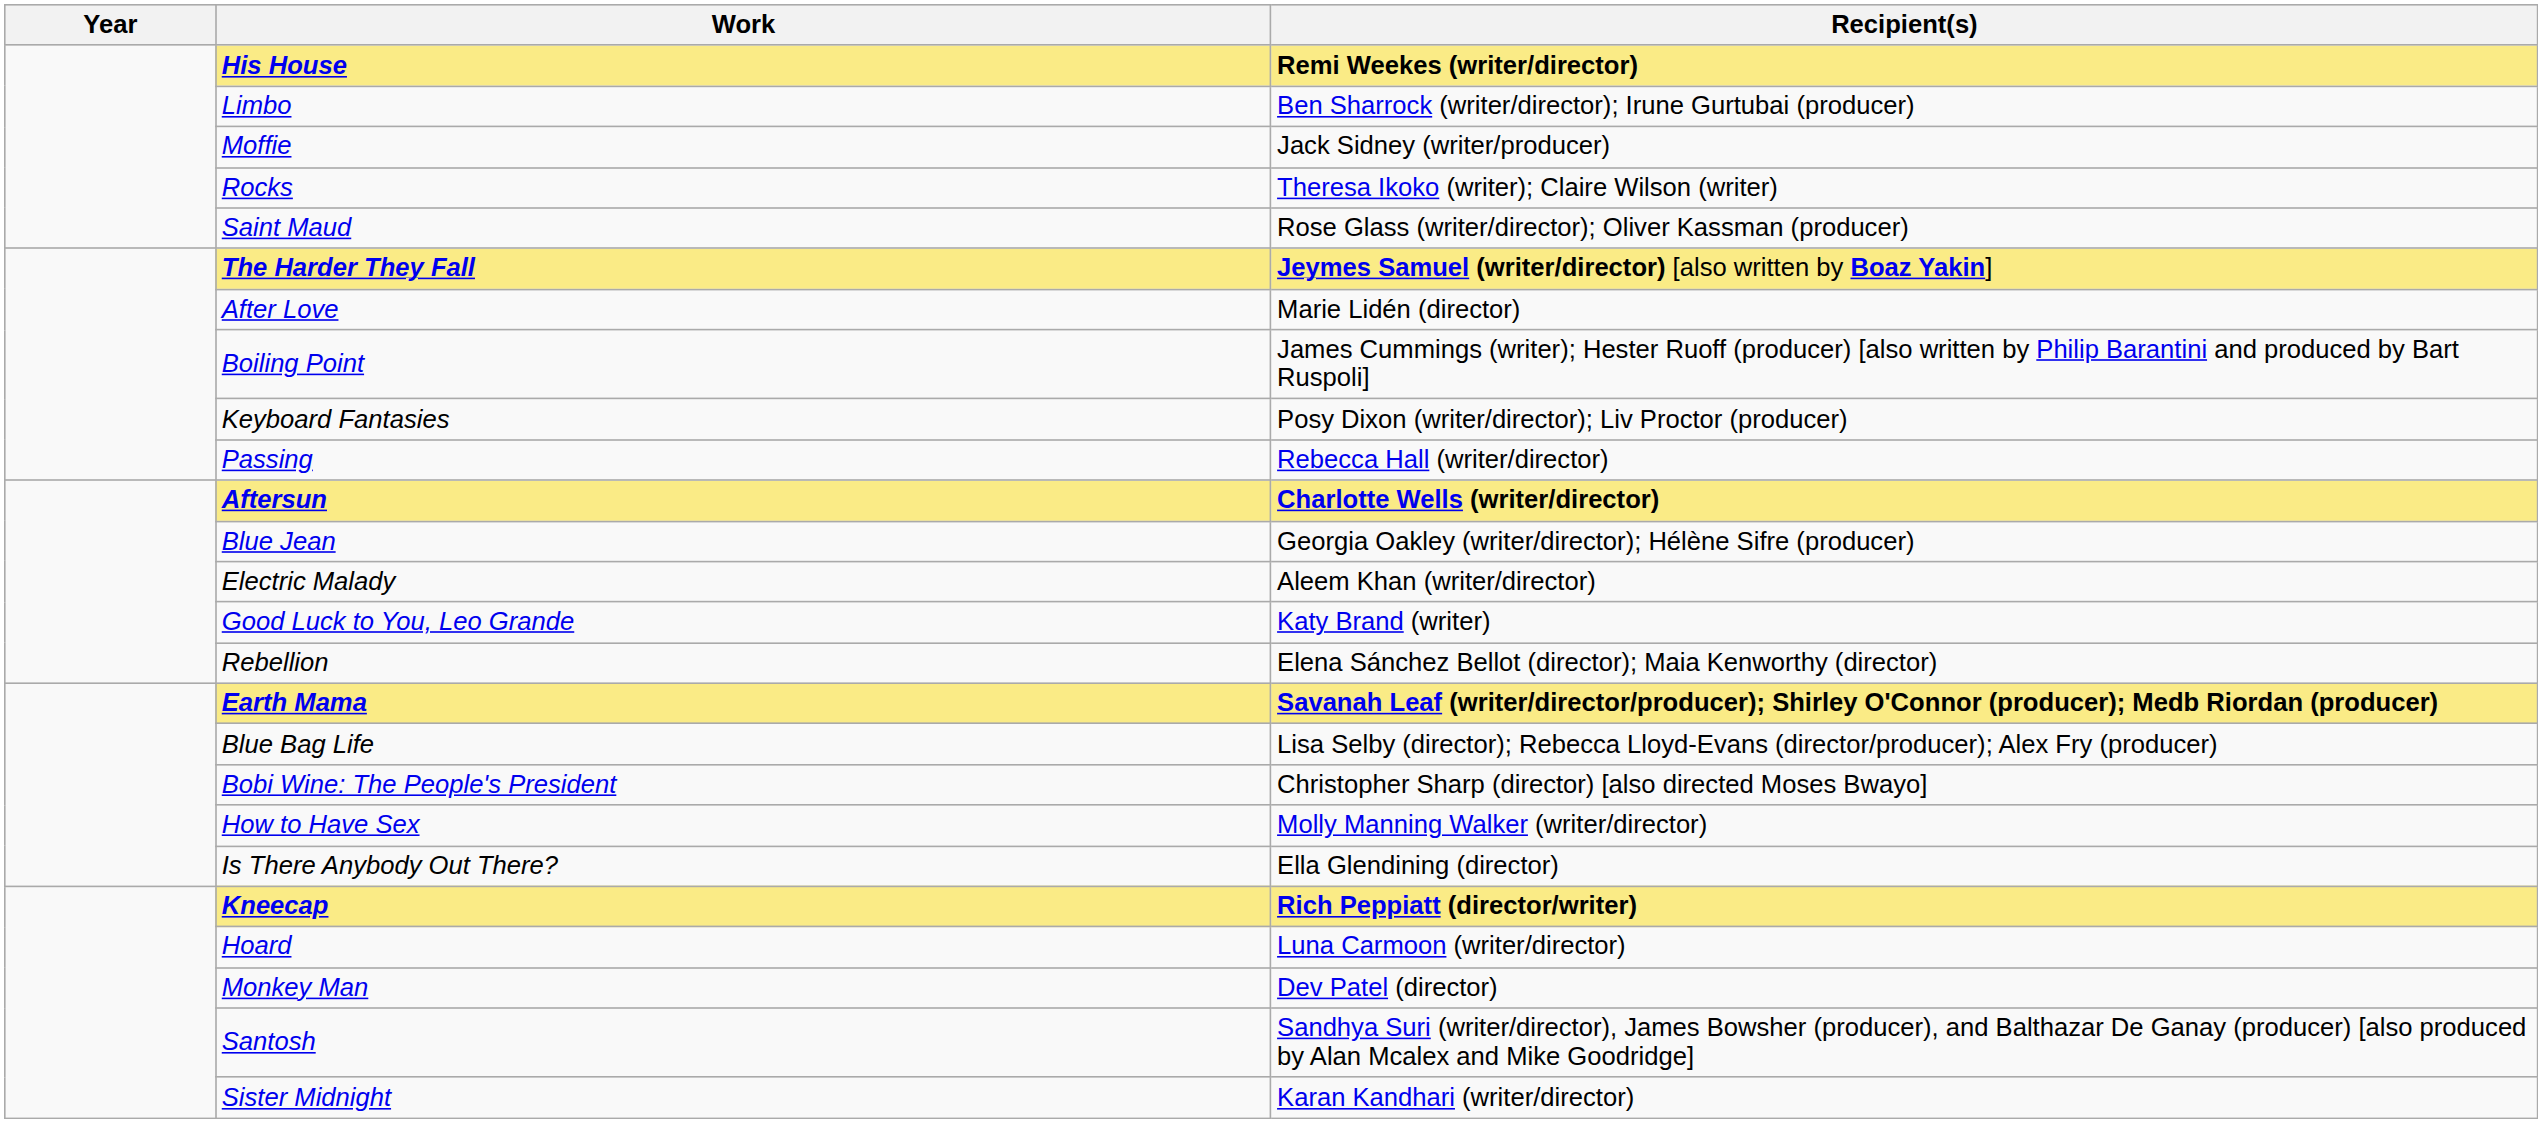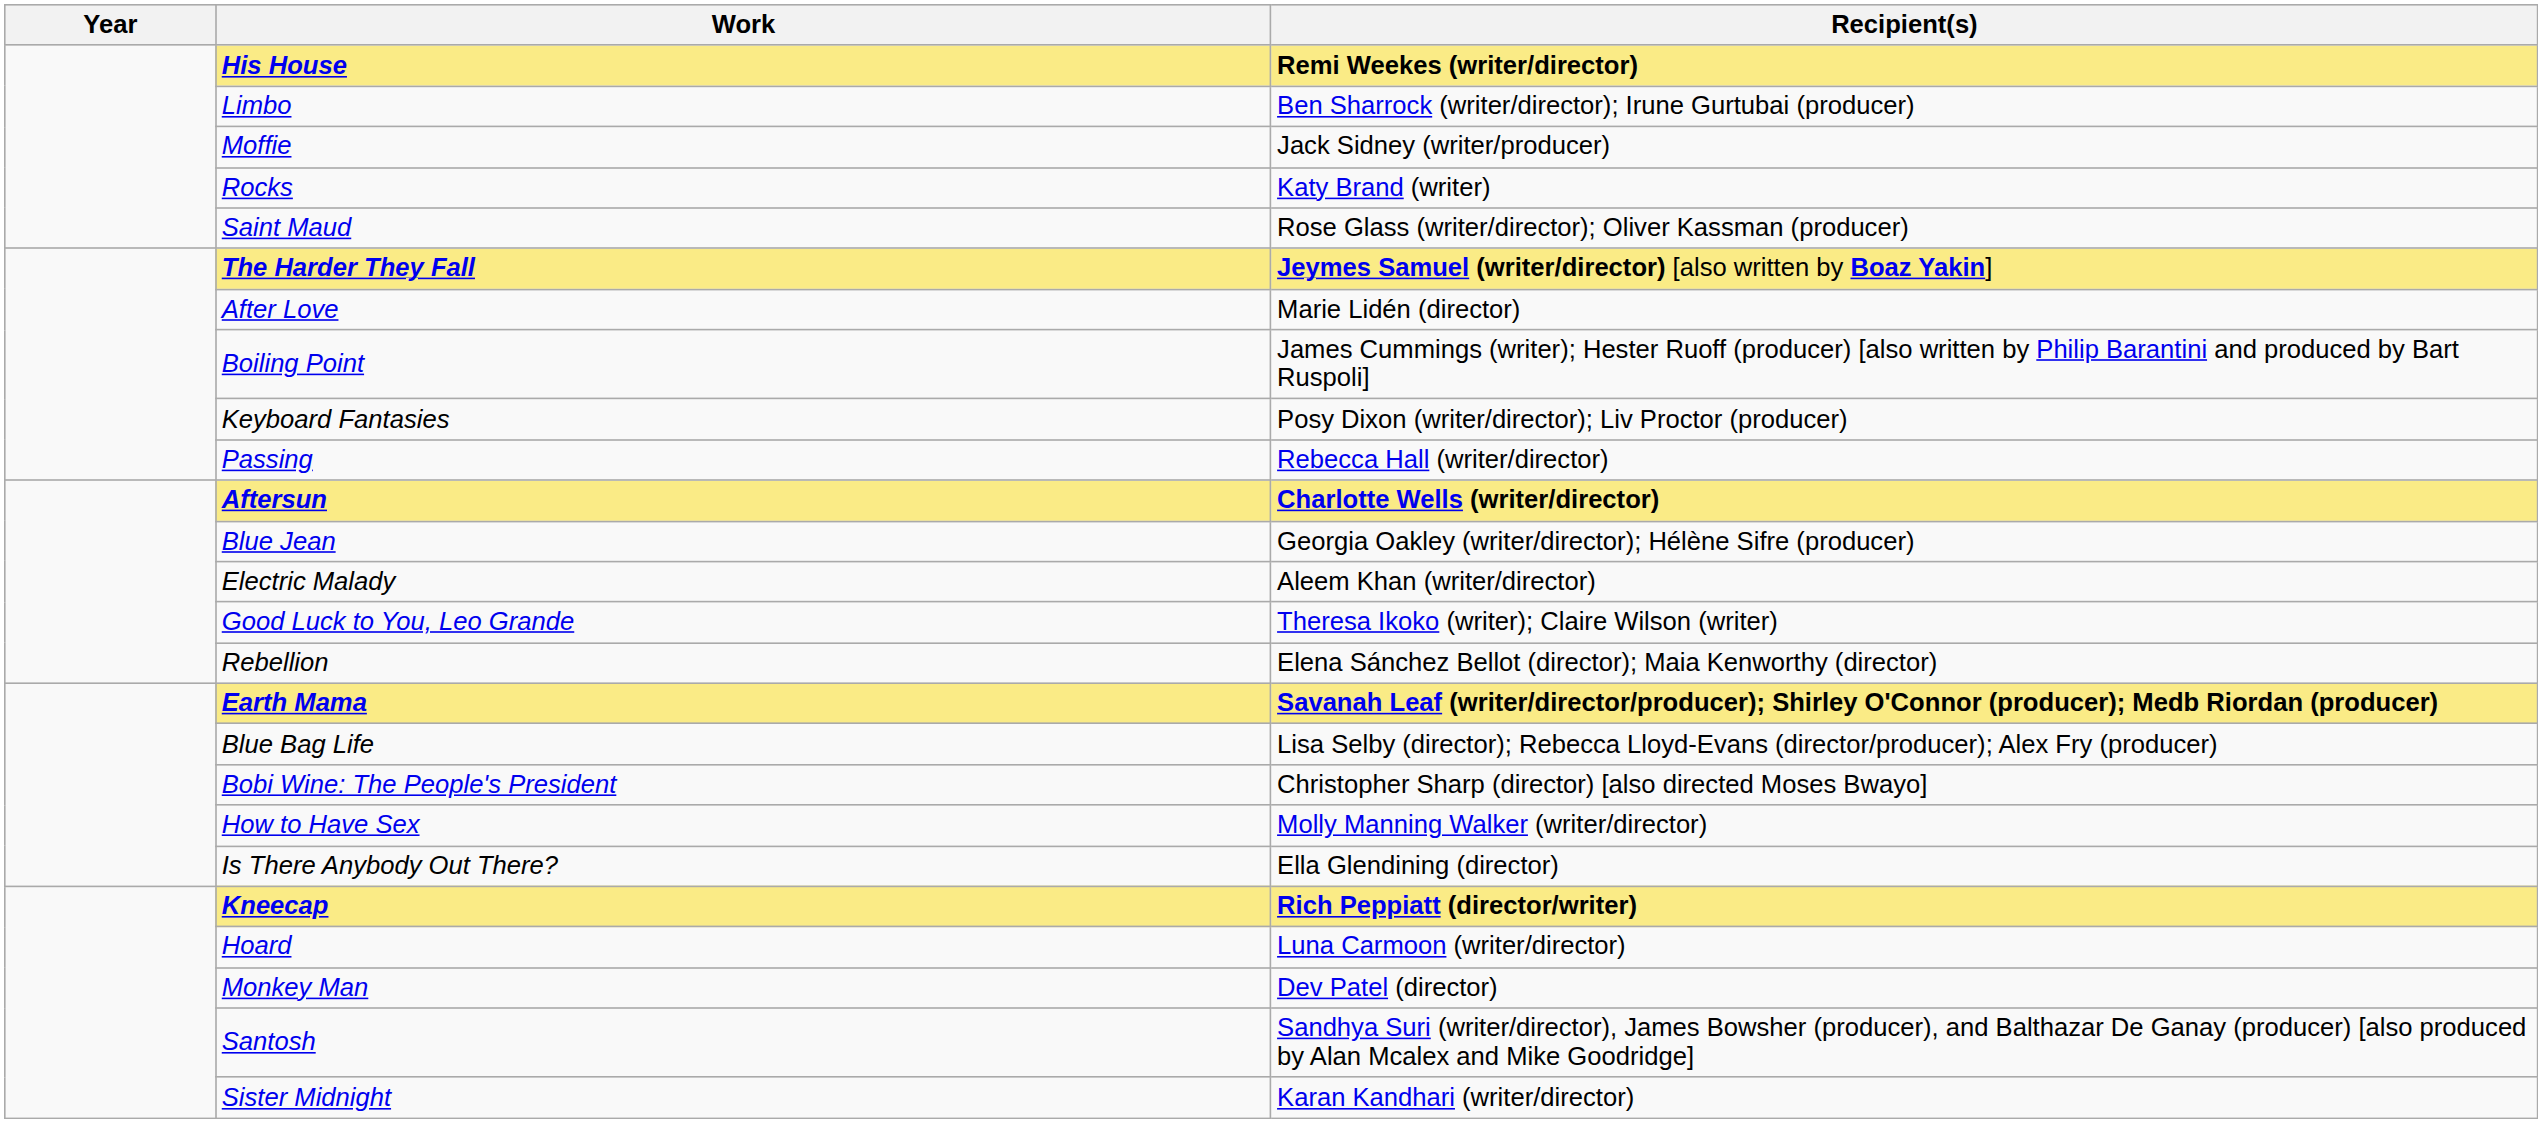(1527, 187) Theresa Ikoko (writer); Claire Wilson (writer) -> (1384, 187) Katy Brand (writer)
(1384, 622) Katy Brand (writer) -> (1527, 622) Theresa Ikoko (writer); Claire Wilson (writer)
